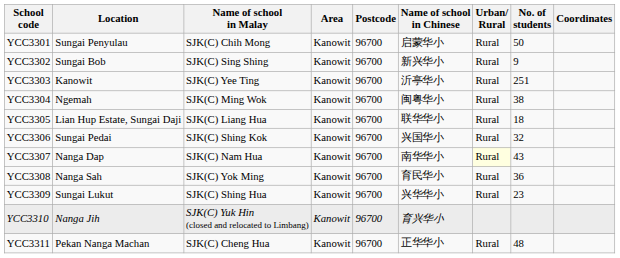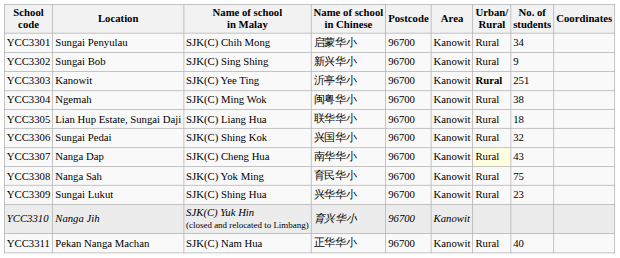columns swapped: (436, 19) <-> (332, 19)
(519, 43) 50 -> (519, 43) 34
(487, 81) normal -> (489, 81) bold
(224, 157) SJK(C) Nam Hua -> (228, 157) SJK(C) Cheng Hua
(519, 176) 36 -> (519, 176) 75
(228, 243) SJK(C) Cheng Hua -> (224, 243) SJK(C) Nam Hua
(519, 243) 48 -> (519, 243) 40
